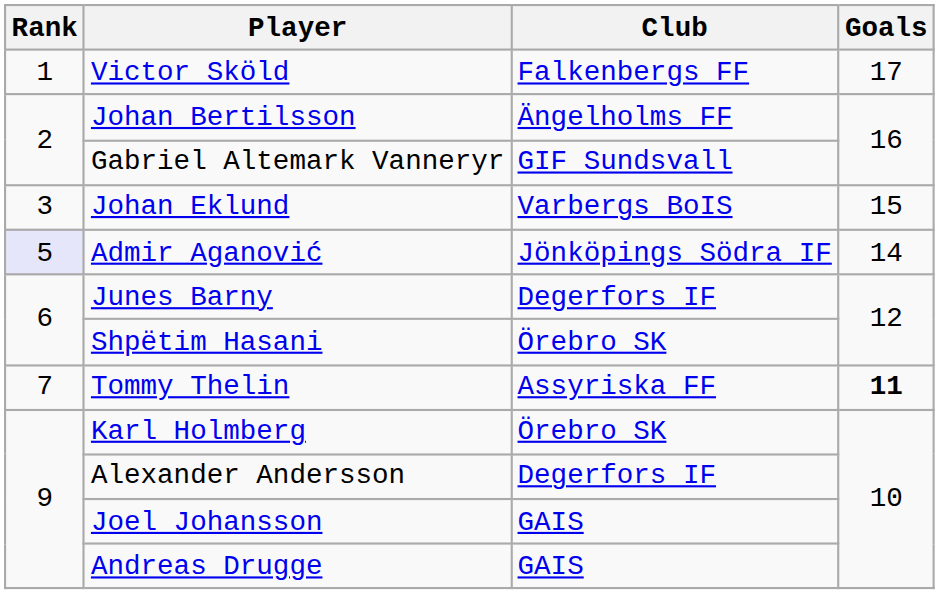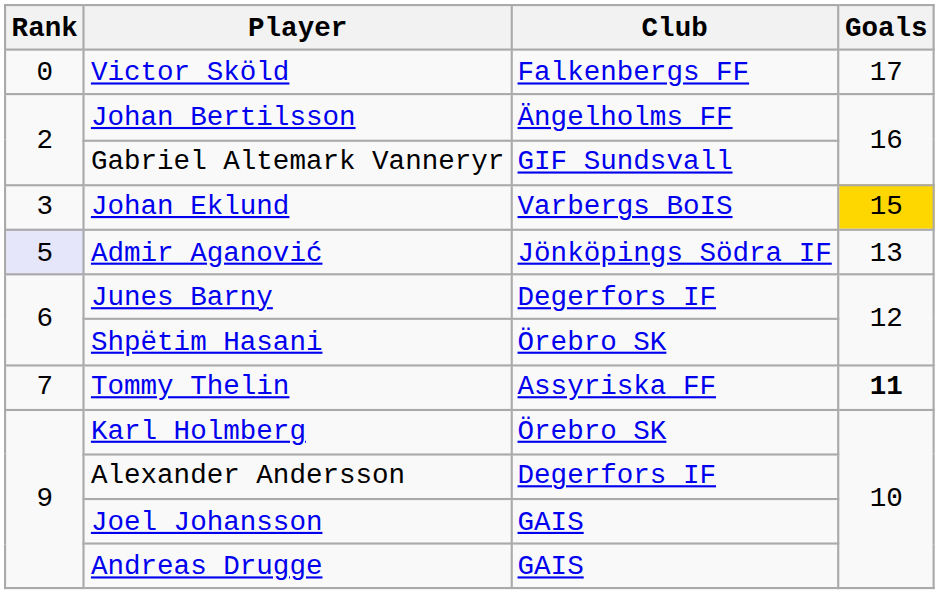(45, 72) 1 -> (45, 72) 0
(886, 207) no background -> (886, 207) gold background
(886, 252) 14 -> (886, 252) 13
